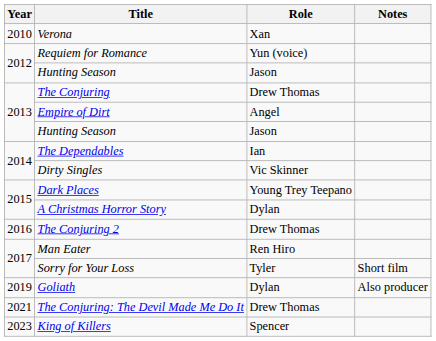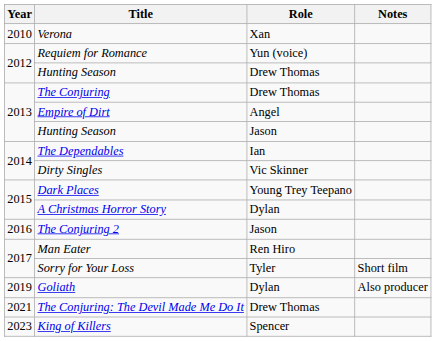(263, 72) Jason -> (285, 72) Drew Thomas
(285, 229) Drew Thomas -> (263, 229) Jason
